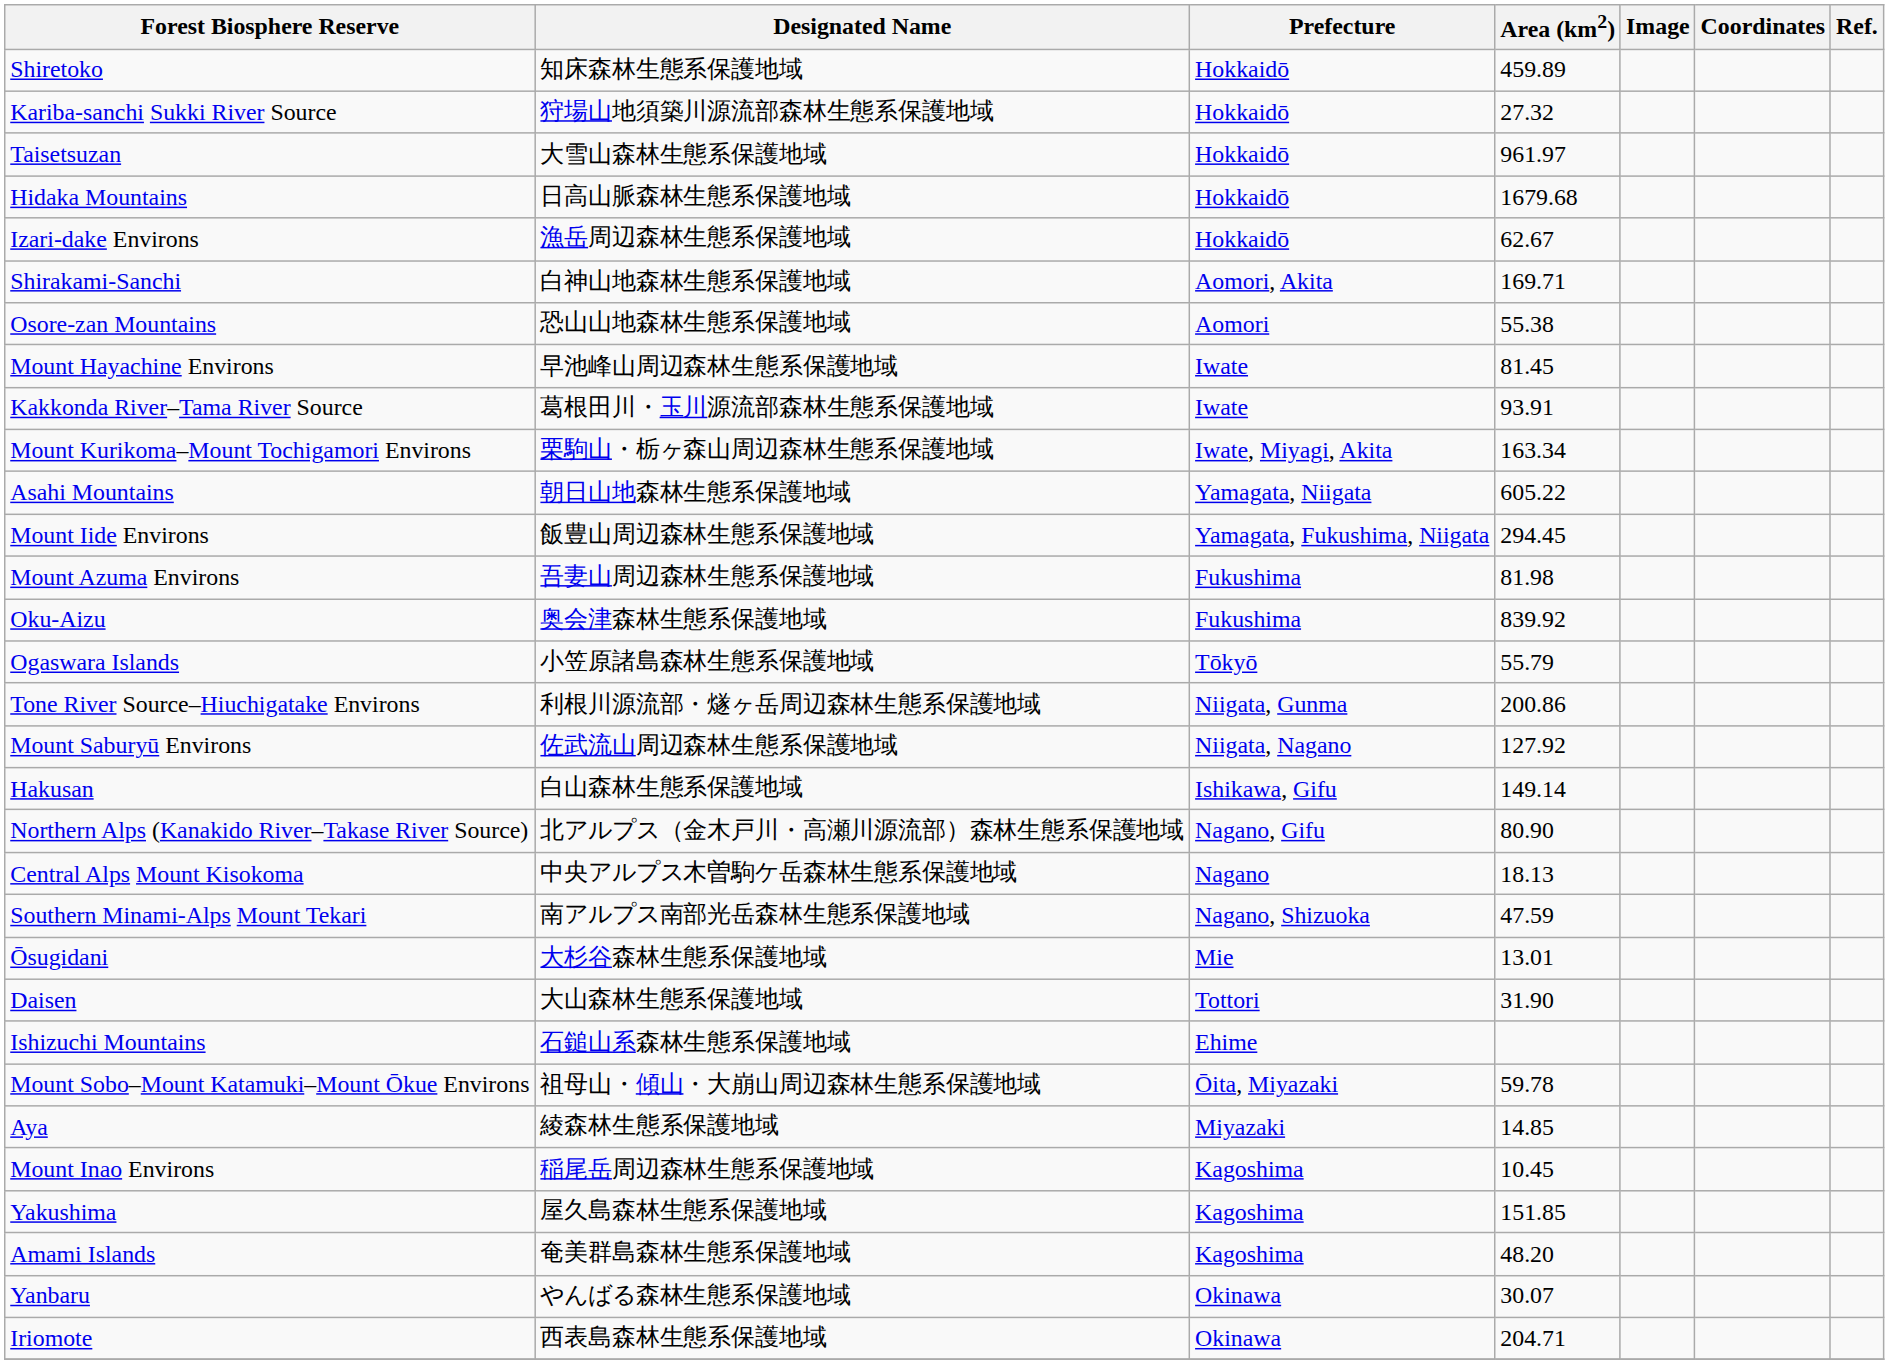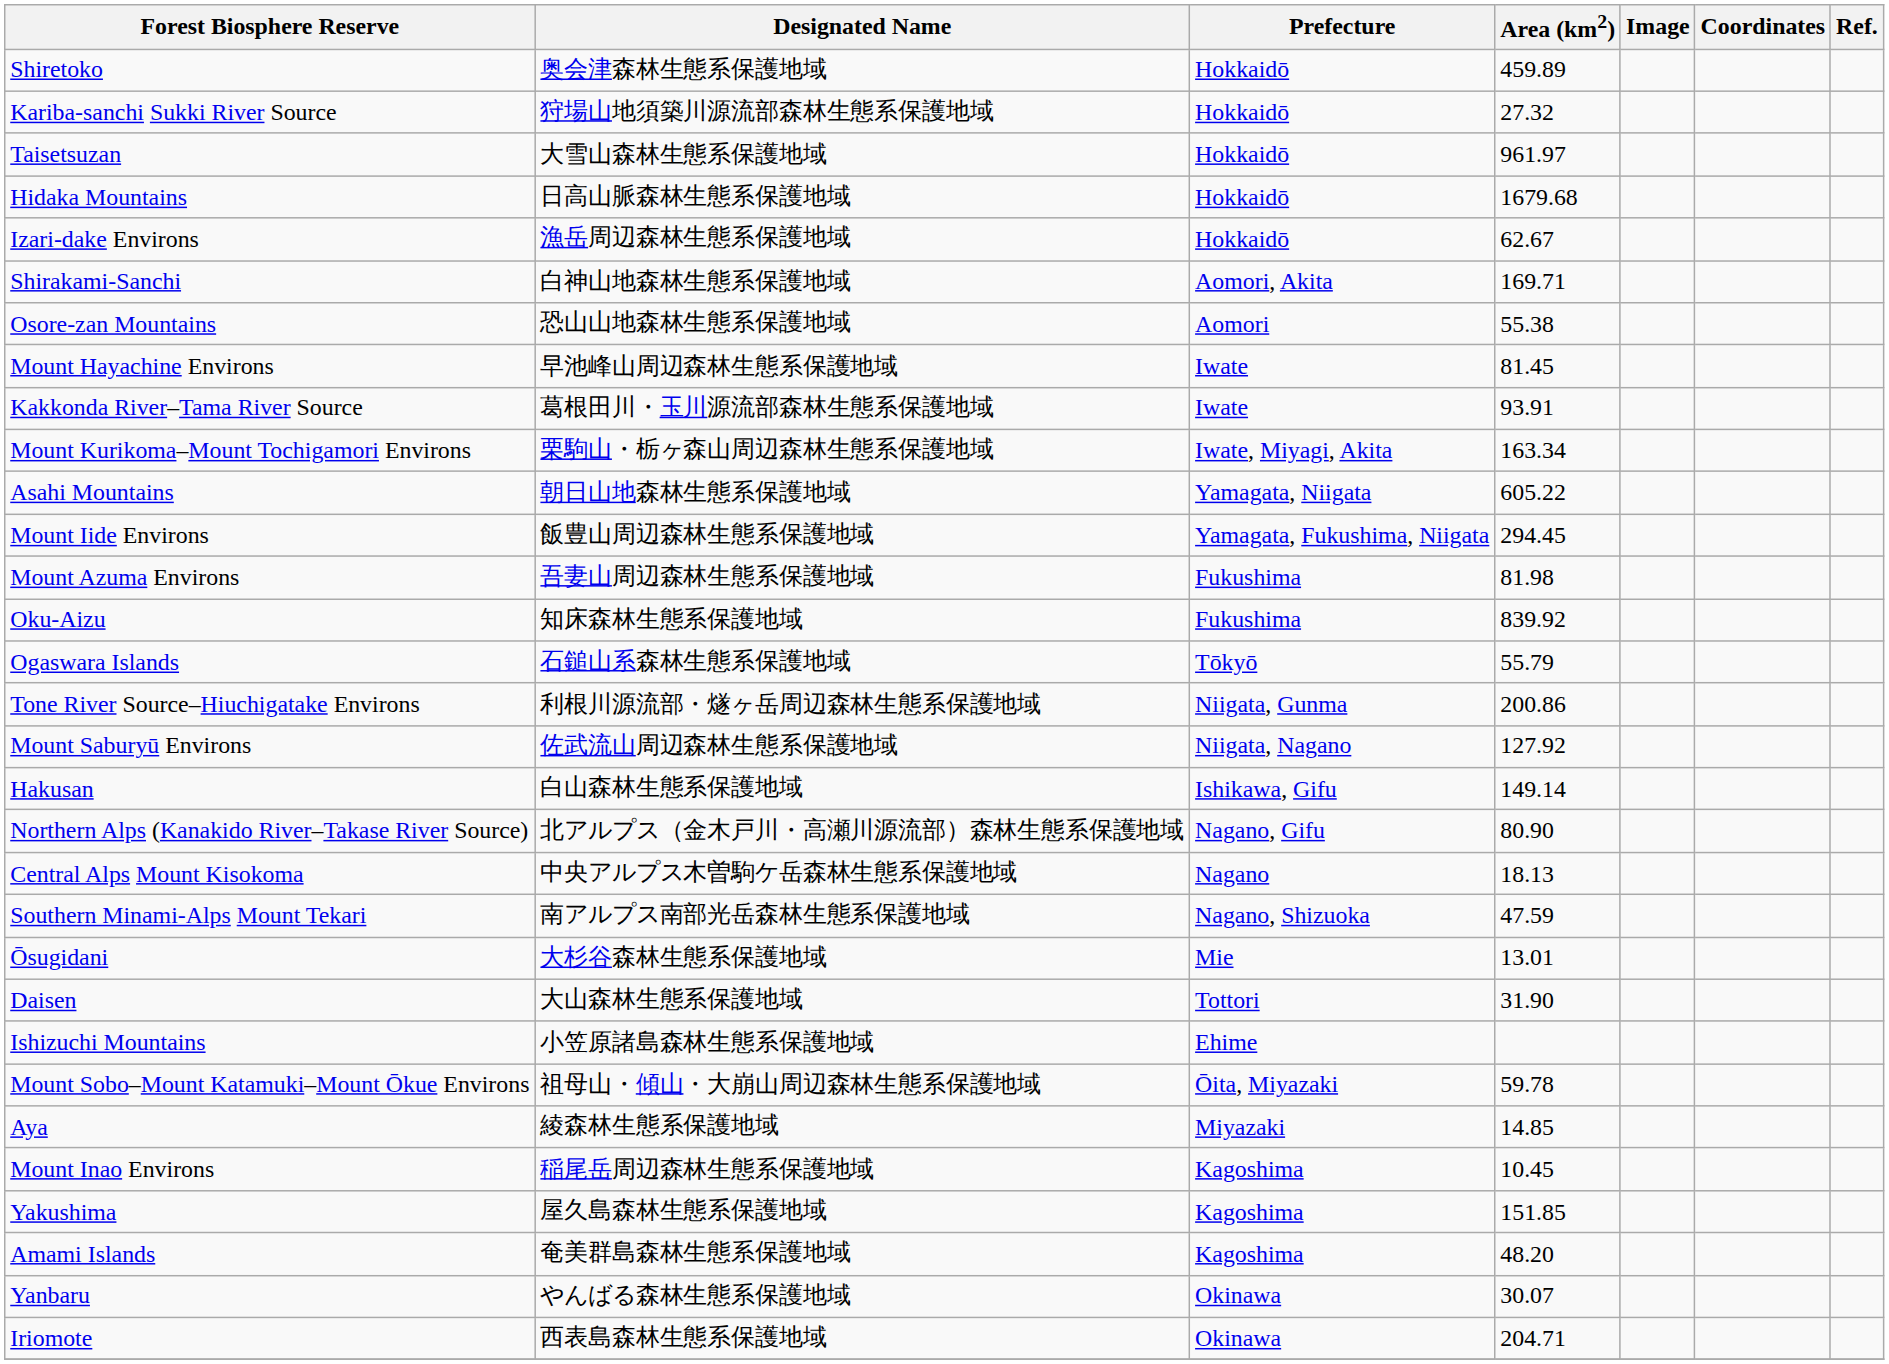(672, 69) 知床森林生態系保護地域 -> (683, 69) 奥会津森林生態系保護地域
(683, 618) 奥会津森林生態系保護地域 -> (672, 618) 知床森林生態系保護地域
(707, 661) 小笠原諸島森林生態系保護地域 -> (695, 661) 石鎚山系森林生態系保護地域
(695, 1041) 石鎚山系森林生態系保護地域 -> (707, 1041) 小笠原諸島森林生態系保護地域
